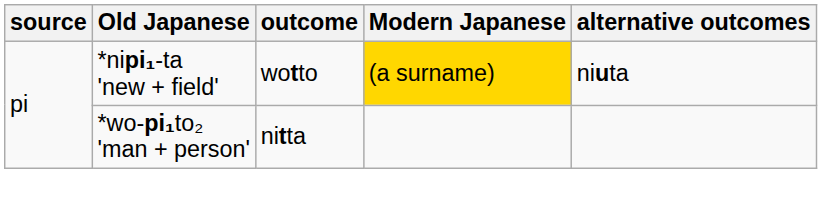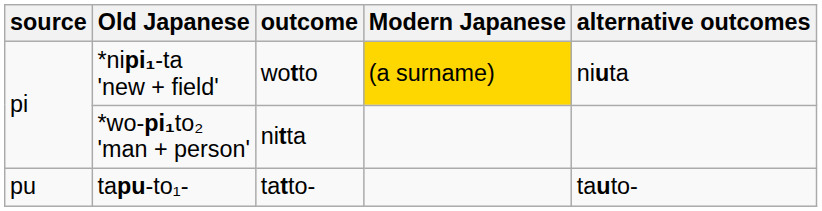+ row: (143, 186)
